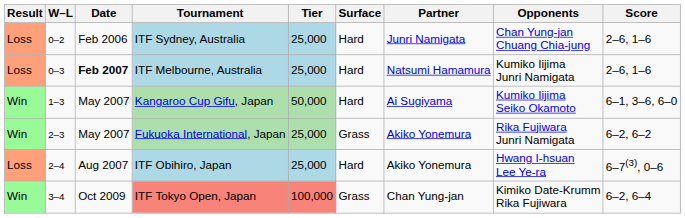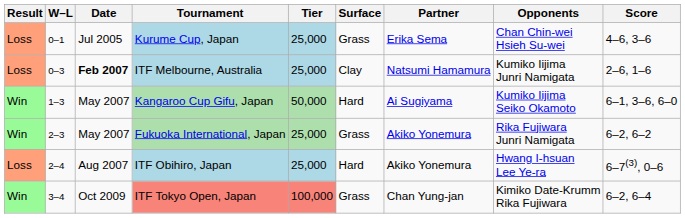+ row: (187, 38)
- row: (190, 38)
(351, 70) Hard -> (350, 70) Clay
